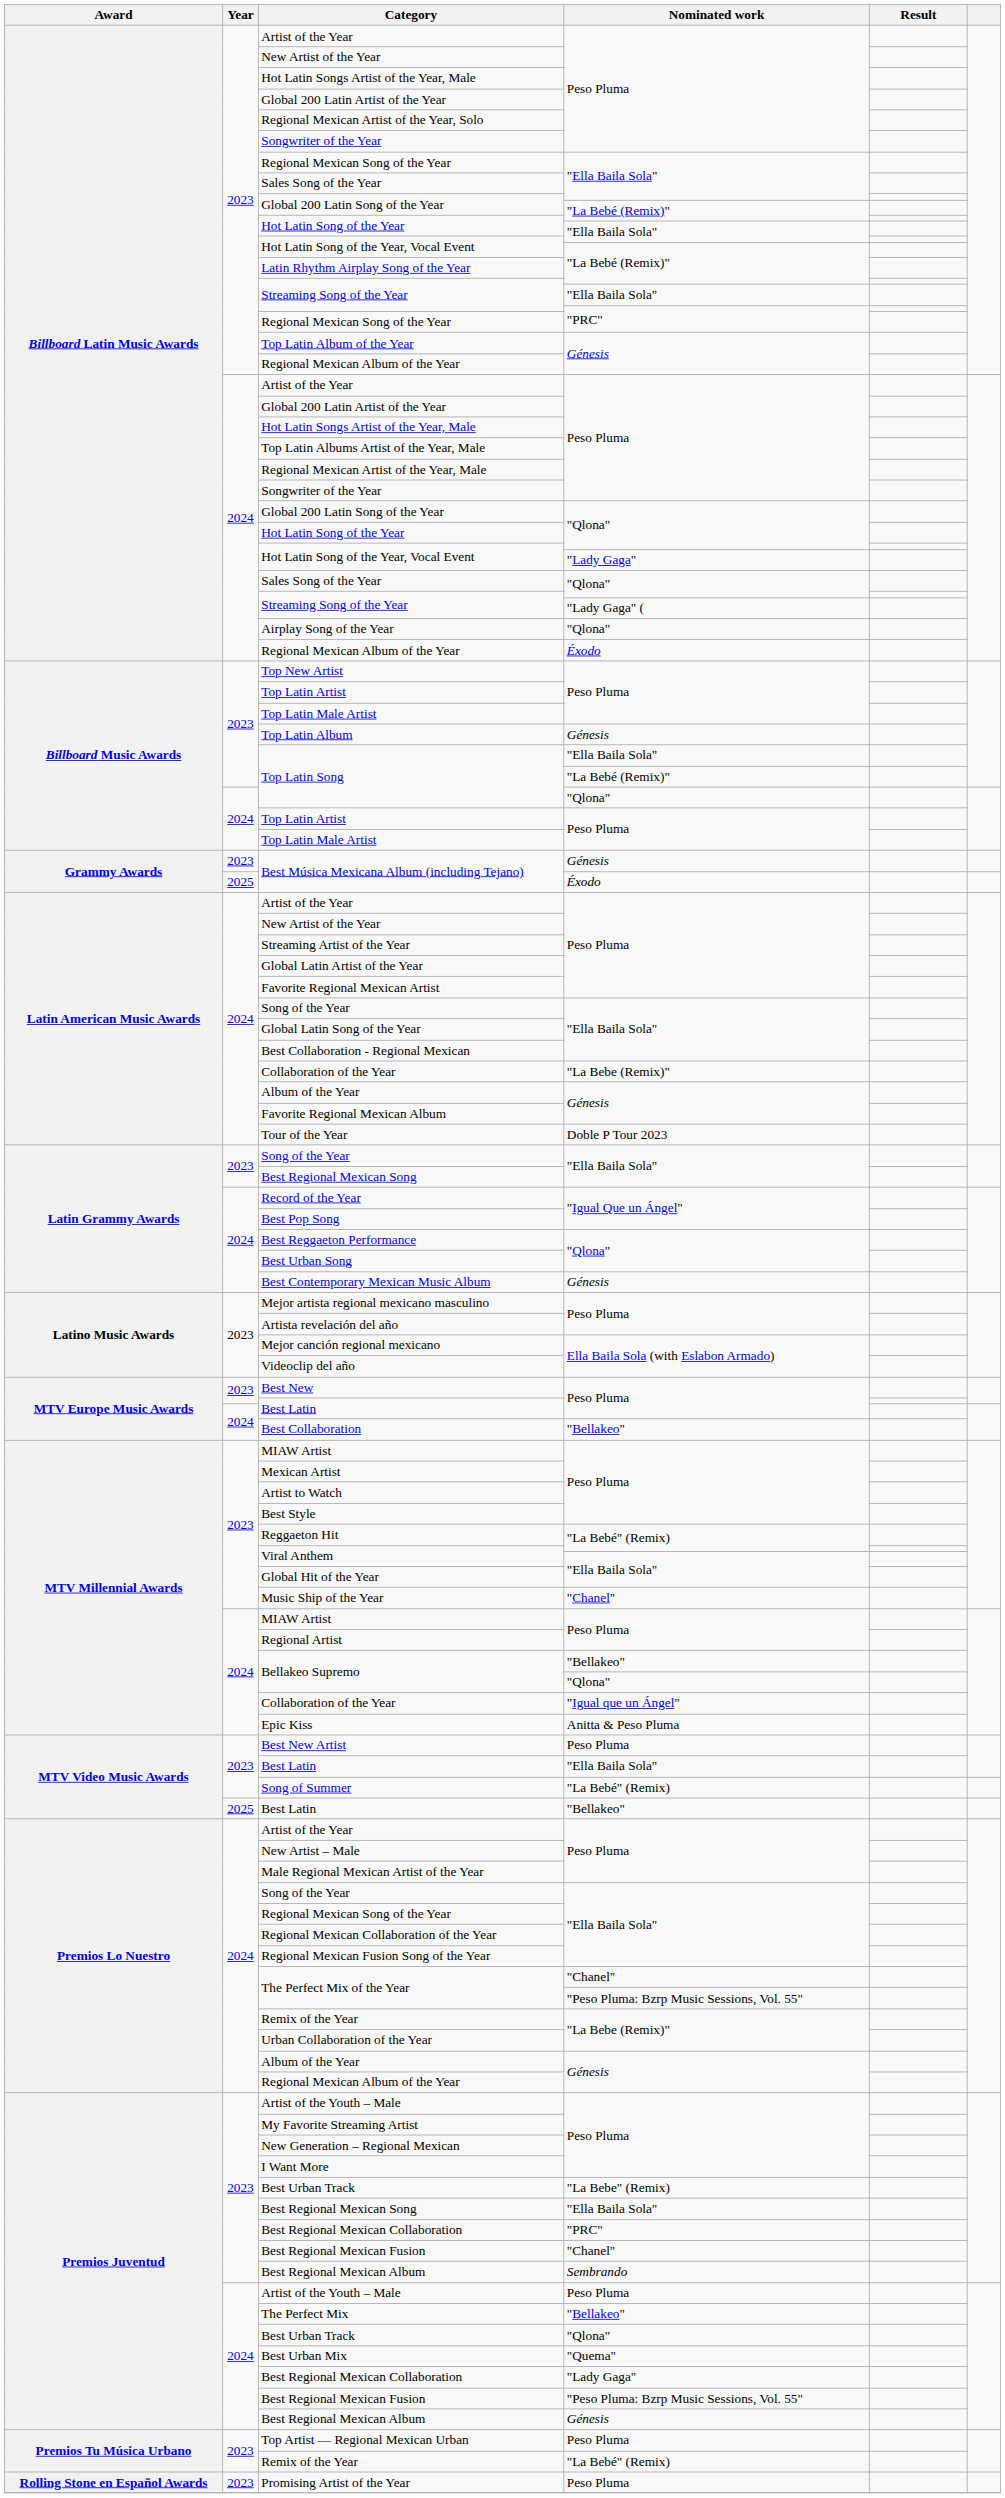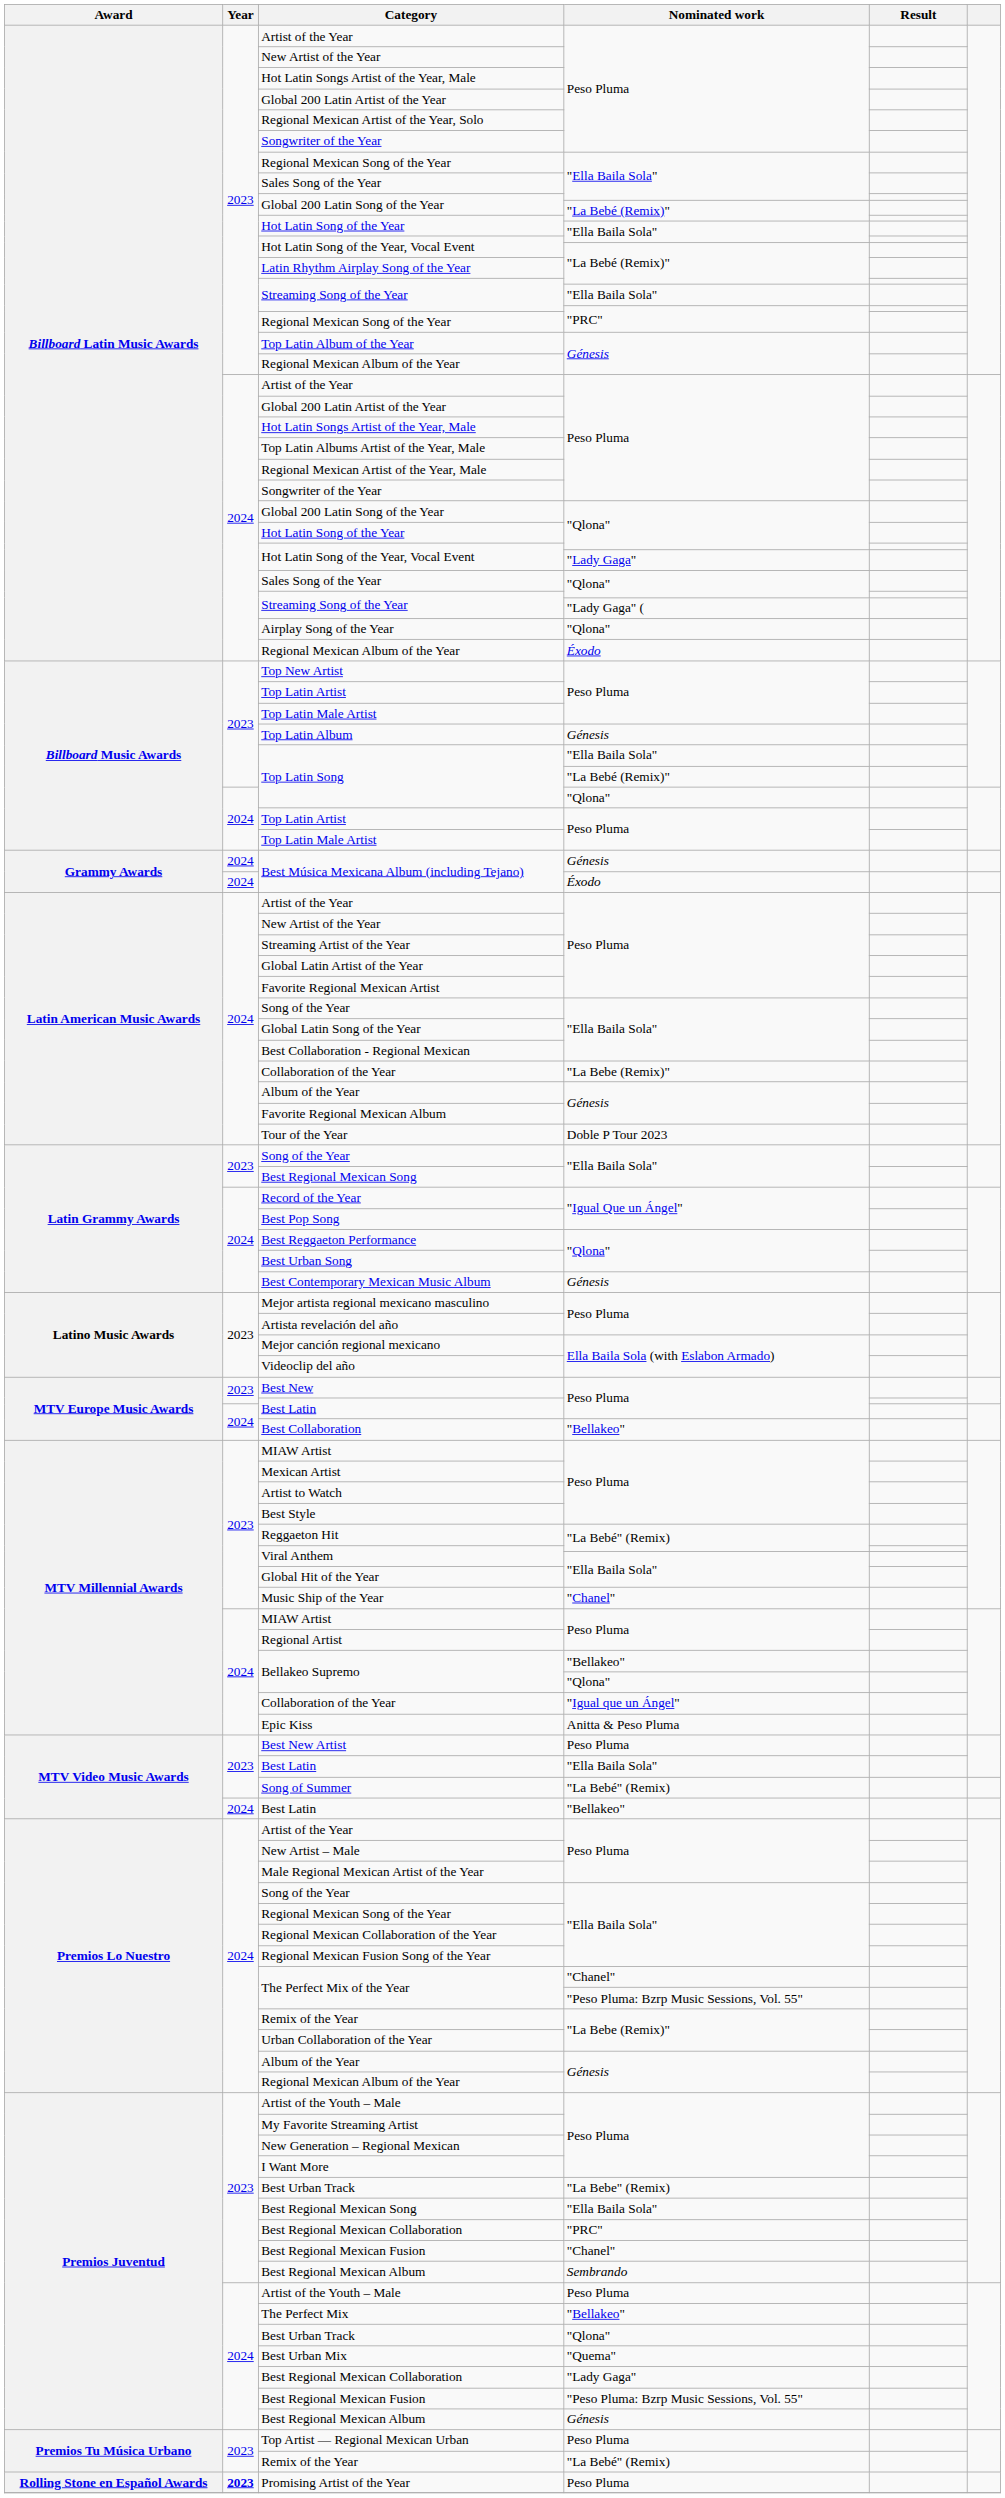(240, 860) 2023 -> (240, 860) 2024
(240, 881) 2025 -> (240, 881) 2024
(240, 1808) 2025 -> (240, 1808) 2024
(240, 2482) normal -> (240, 2482) bold
